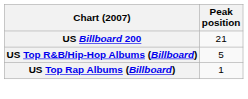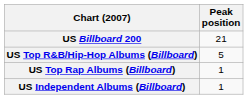+ row: (102, 86)
